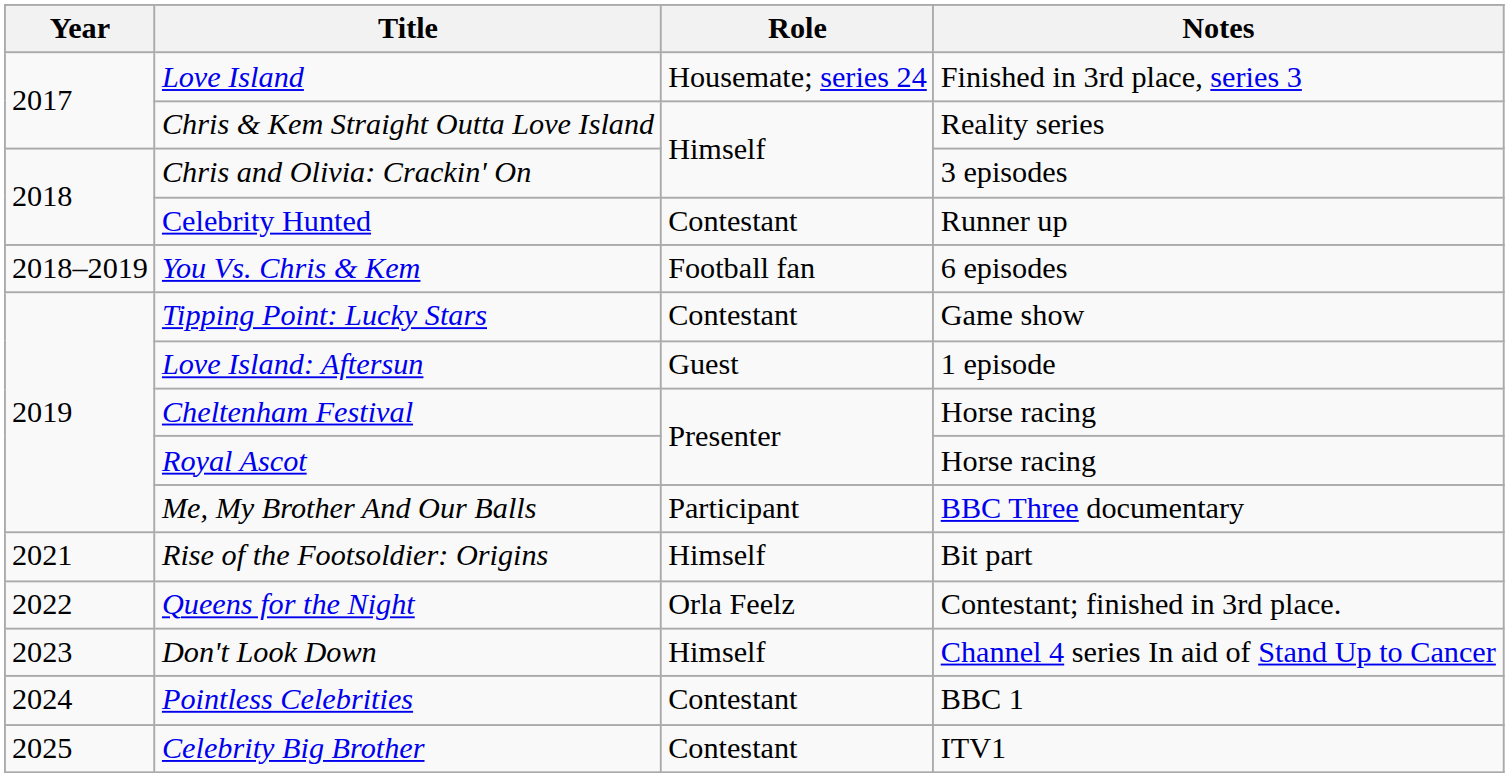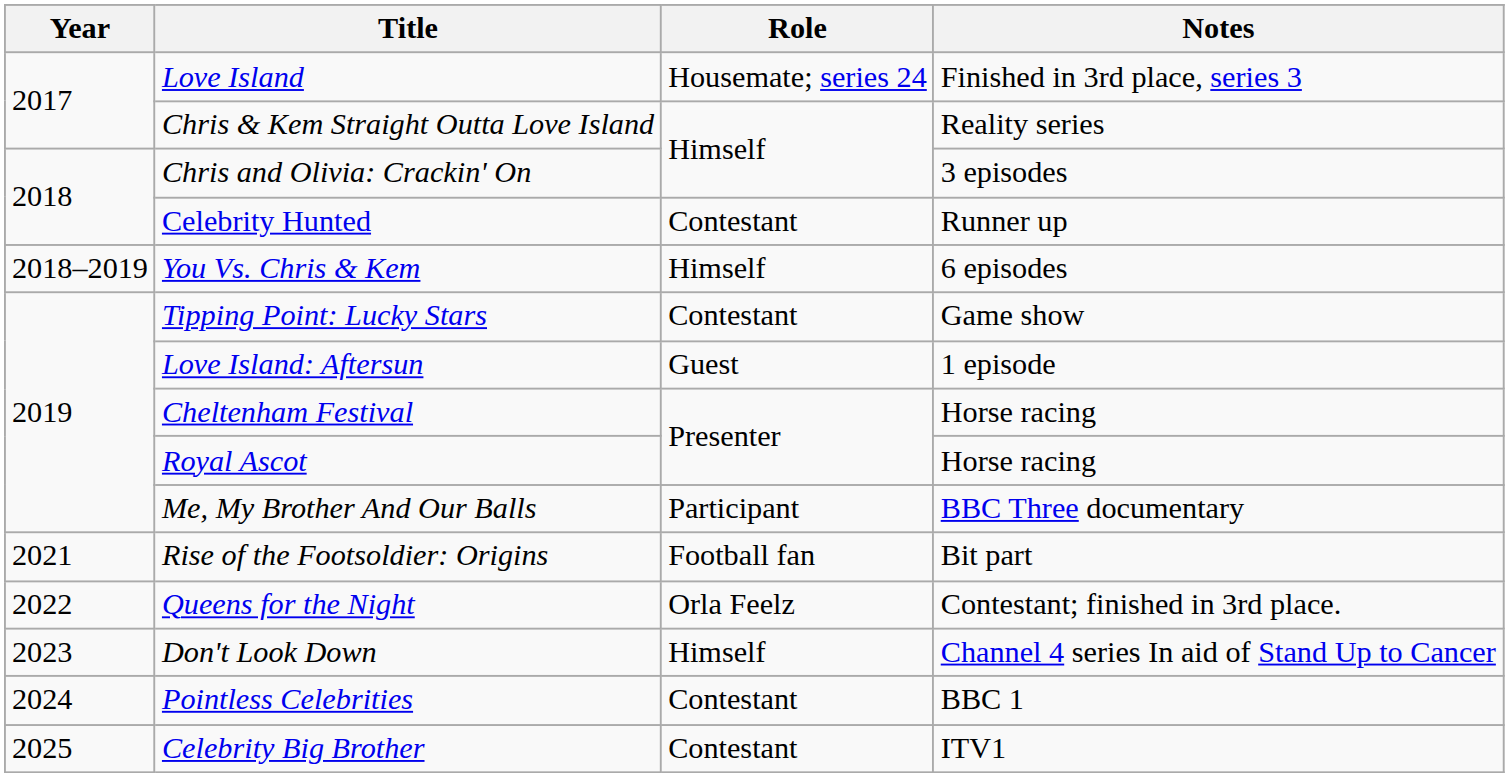(742, 268) Football fan -> (717, 268) Himself
(717, 556) Himself -> (742, 556) Football fan
